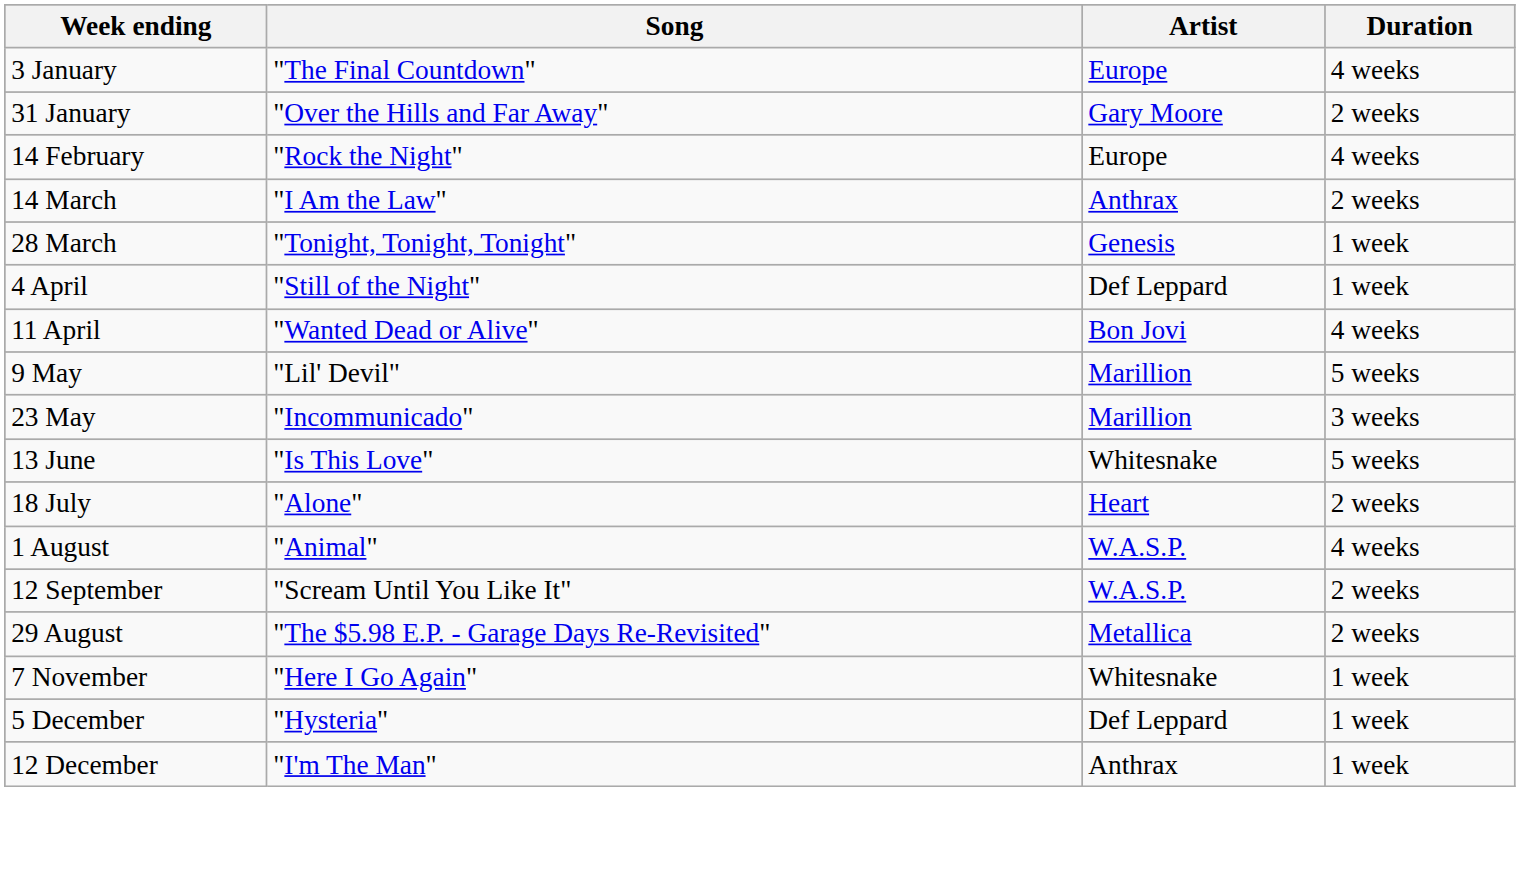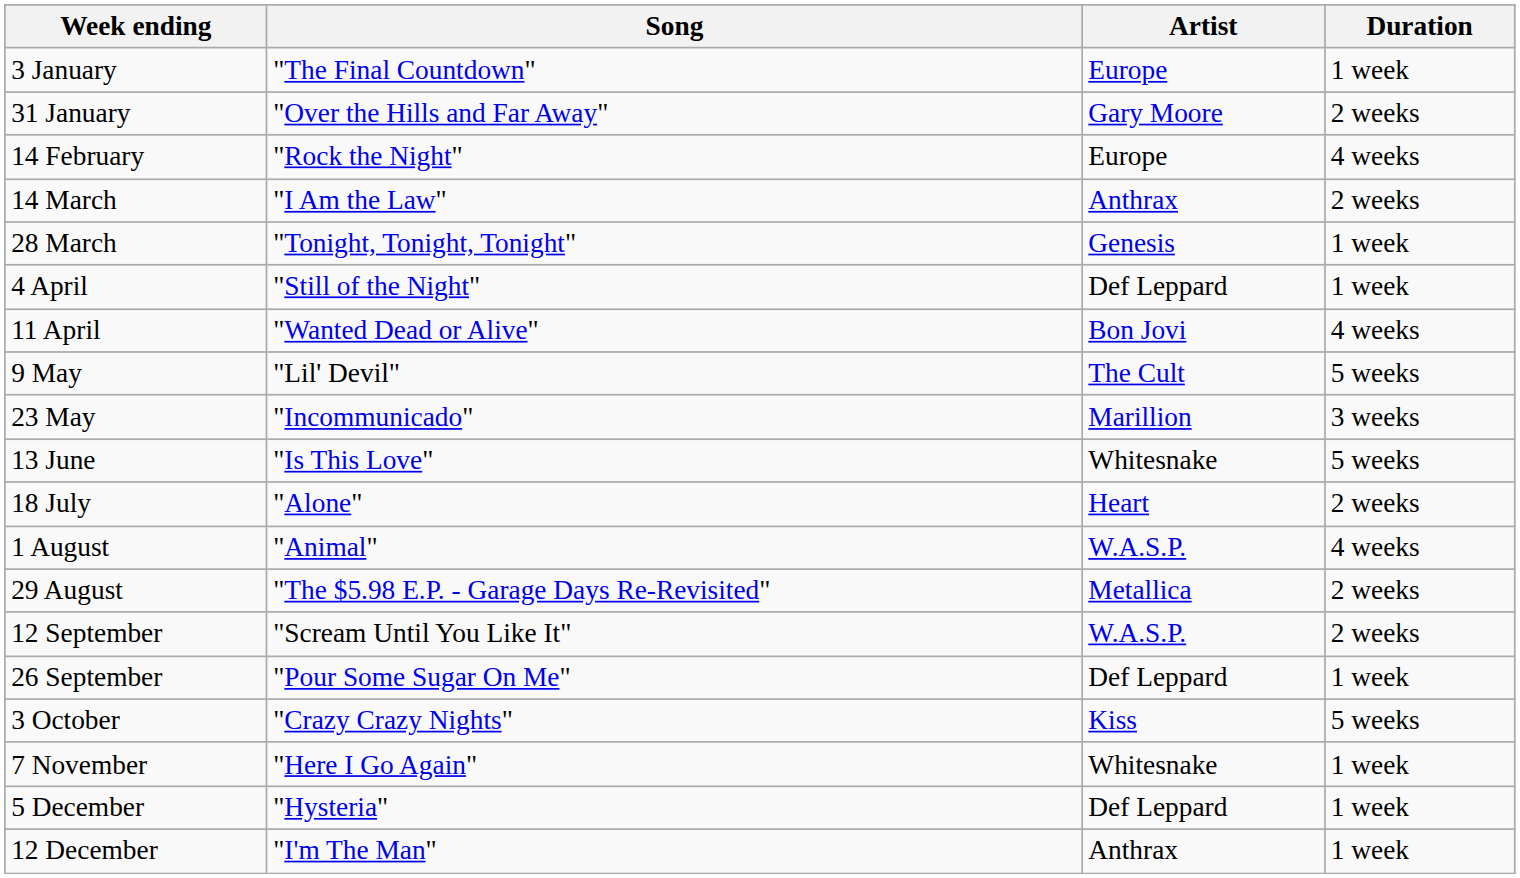(1375, 69) 4 weeks -> (1370, 69) 1 week
(1140, 373) Marillion -> (1137, 373) The Cult
rows swapped: (67, 633) <-> (87, 590)
+ row: (87, 677)
+ row: (65, 720)
